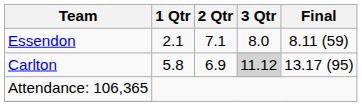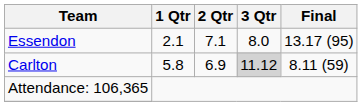(319, 40) 8.11 (59) -> (319, 40) 13.17 (95)
(319, 64) 13.17 (95) -> (319, 64) 8.11 (59)
